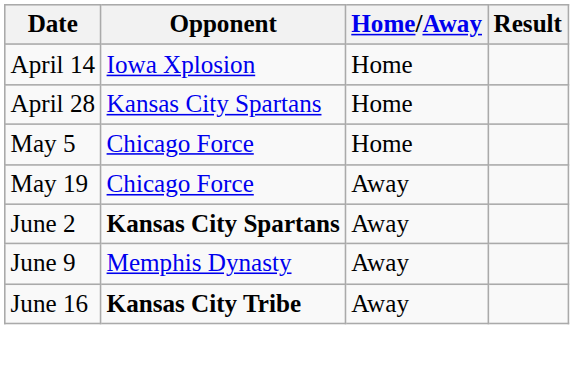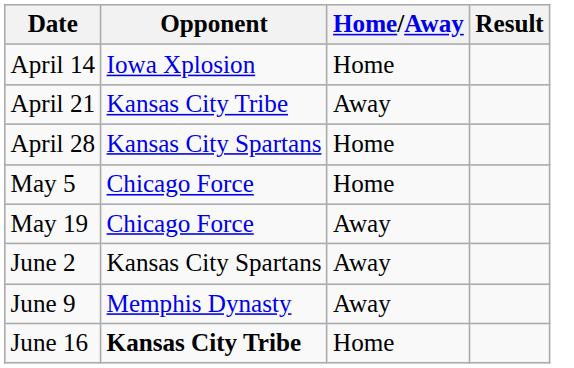+ row: (53, 104)
(223, 223) bold -> (214, 263) normal
(380, 303) Away -> (364, 343) Home
